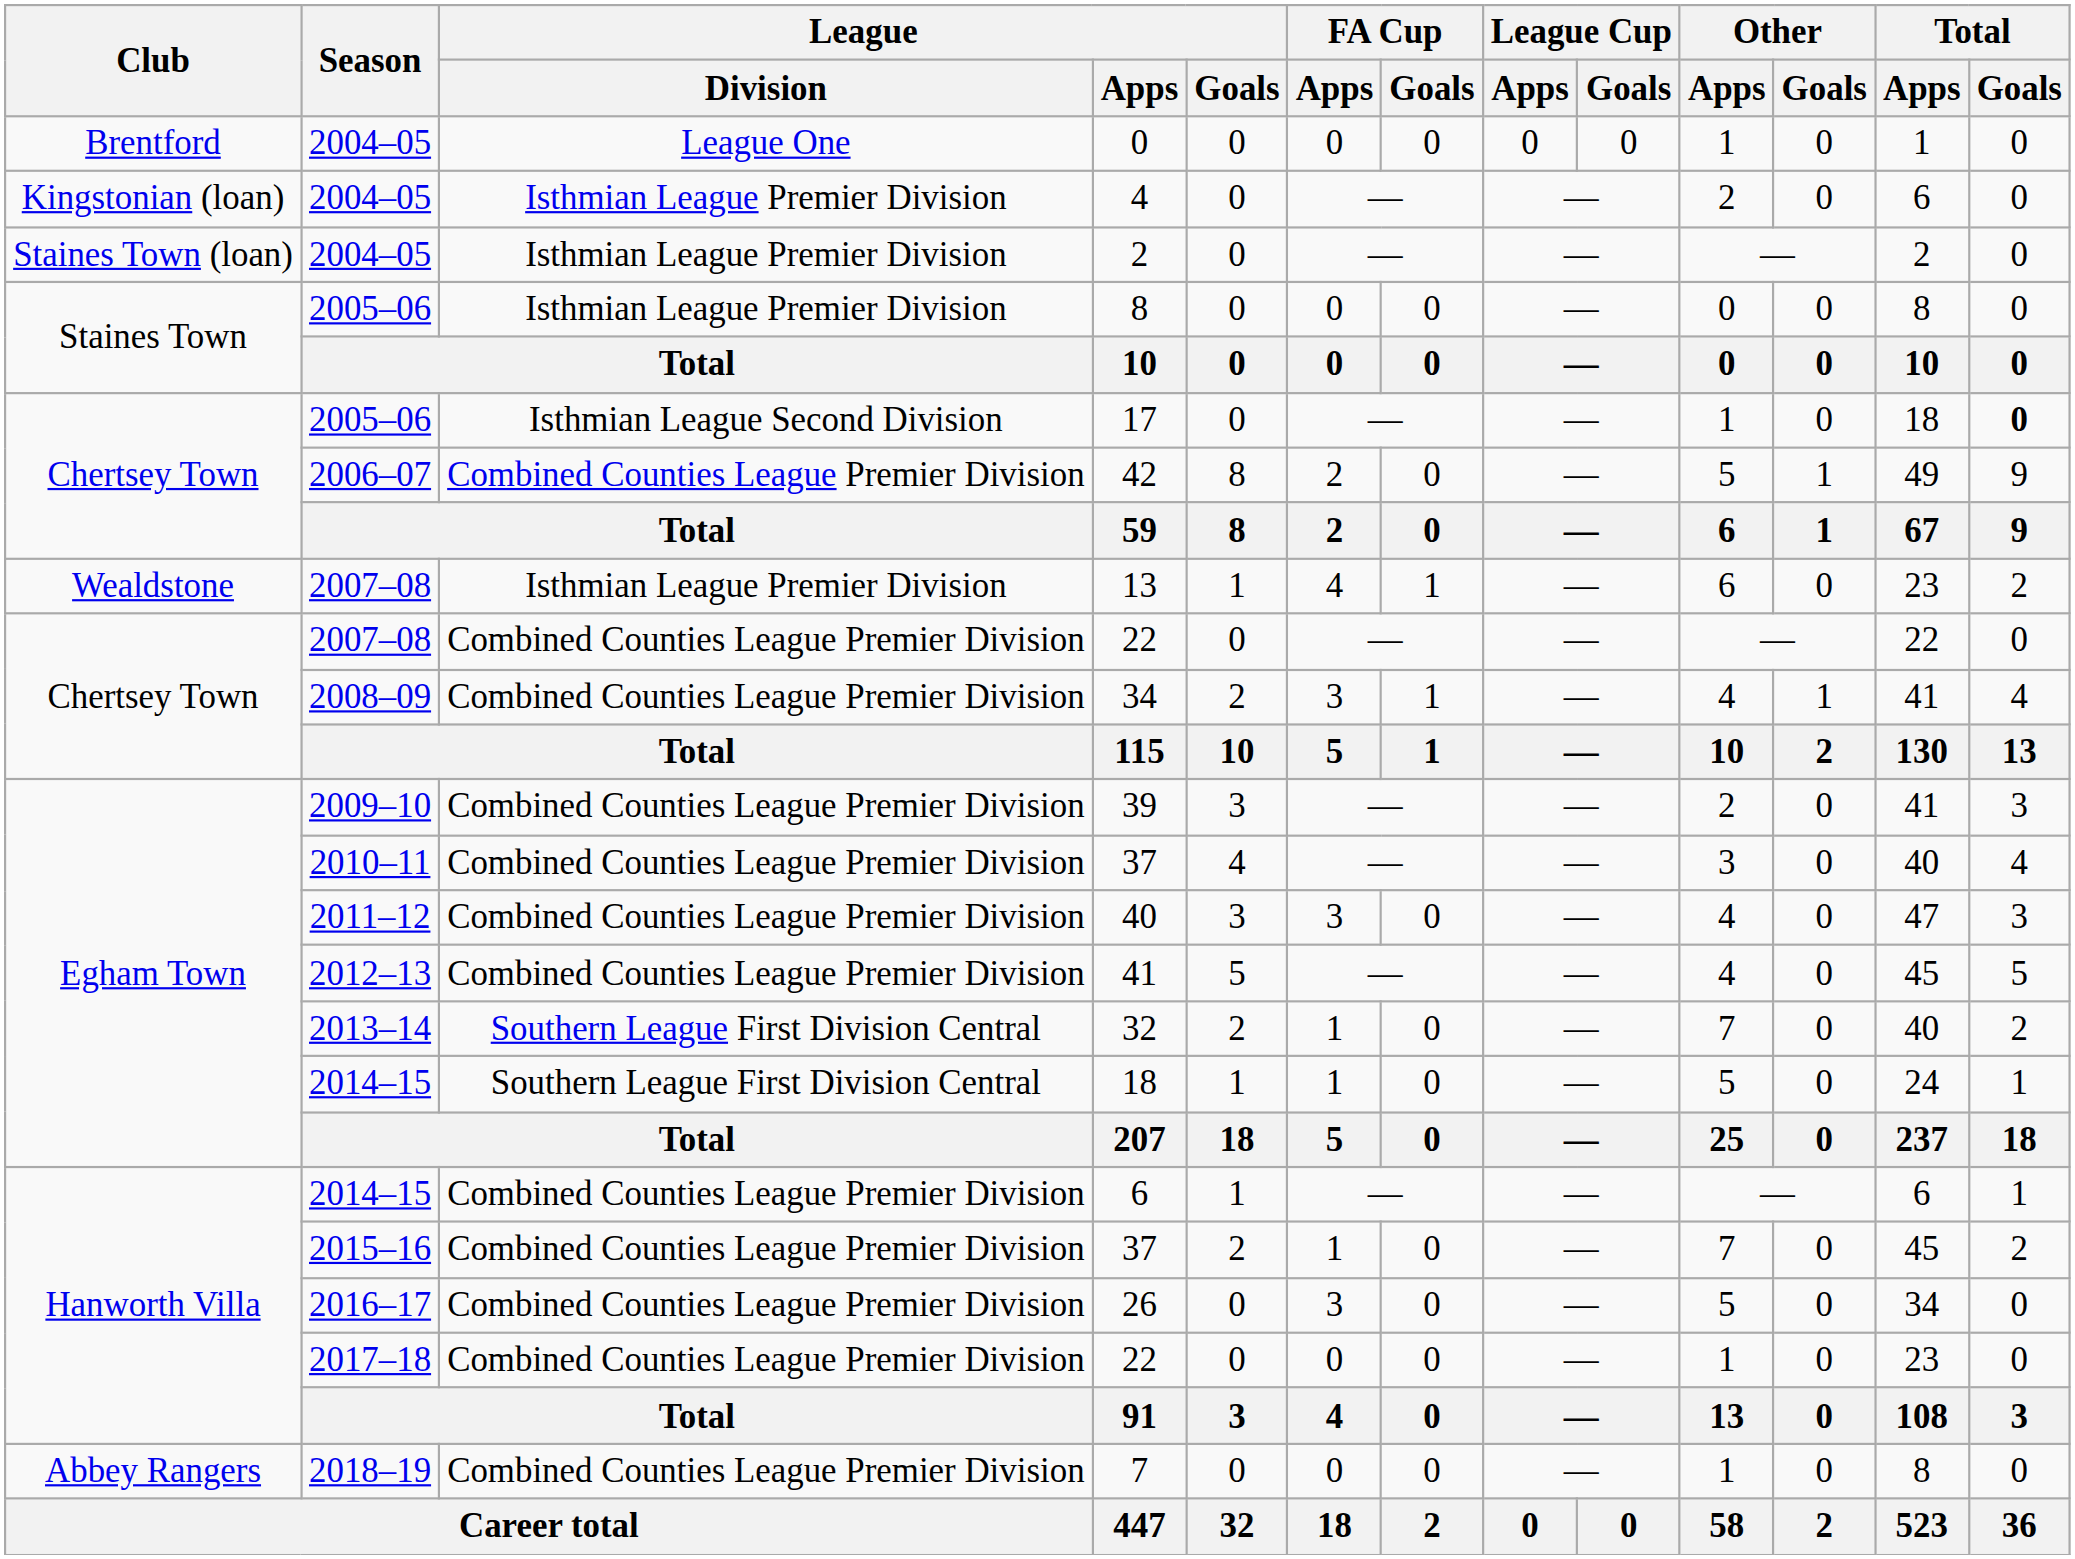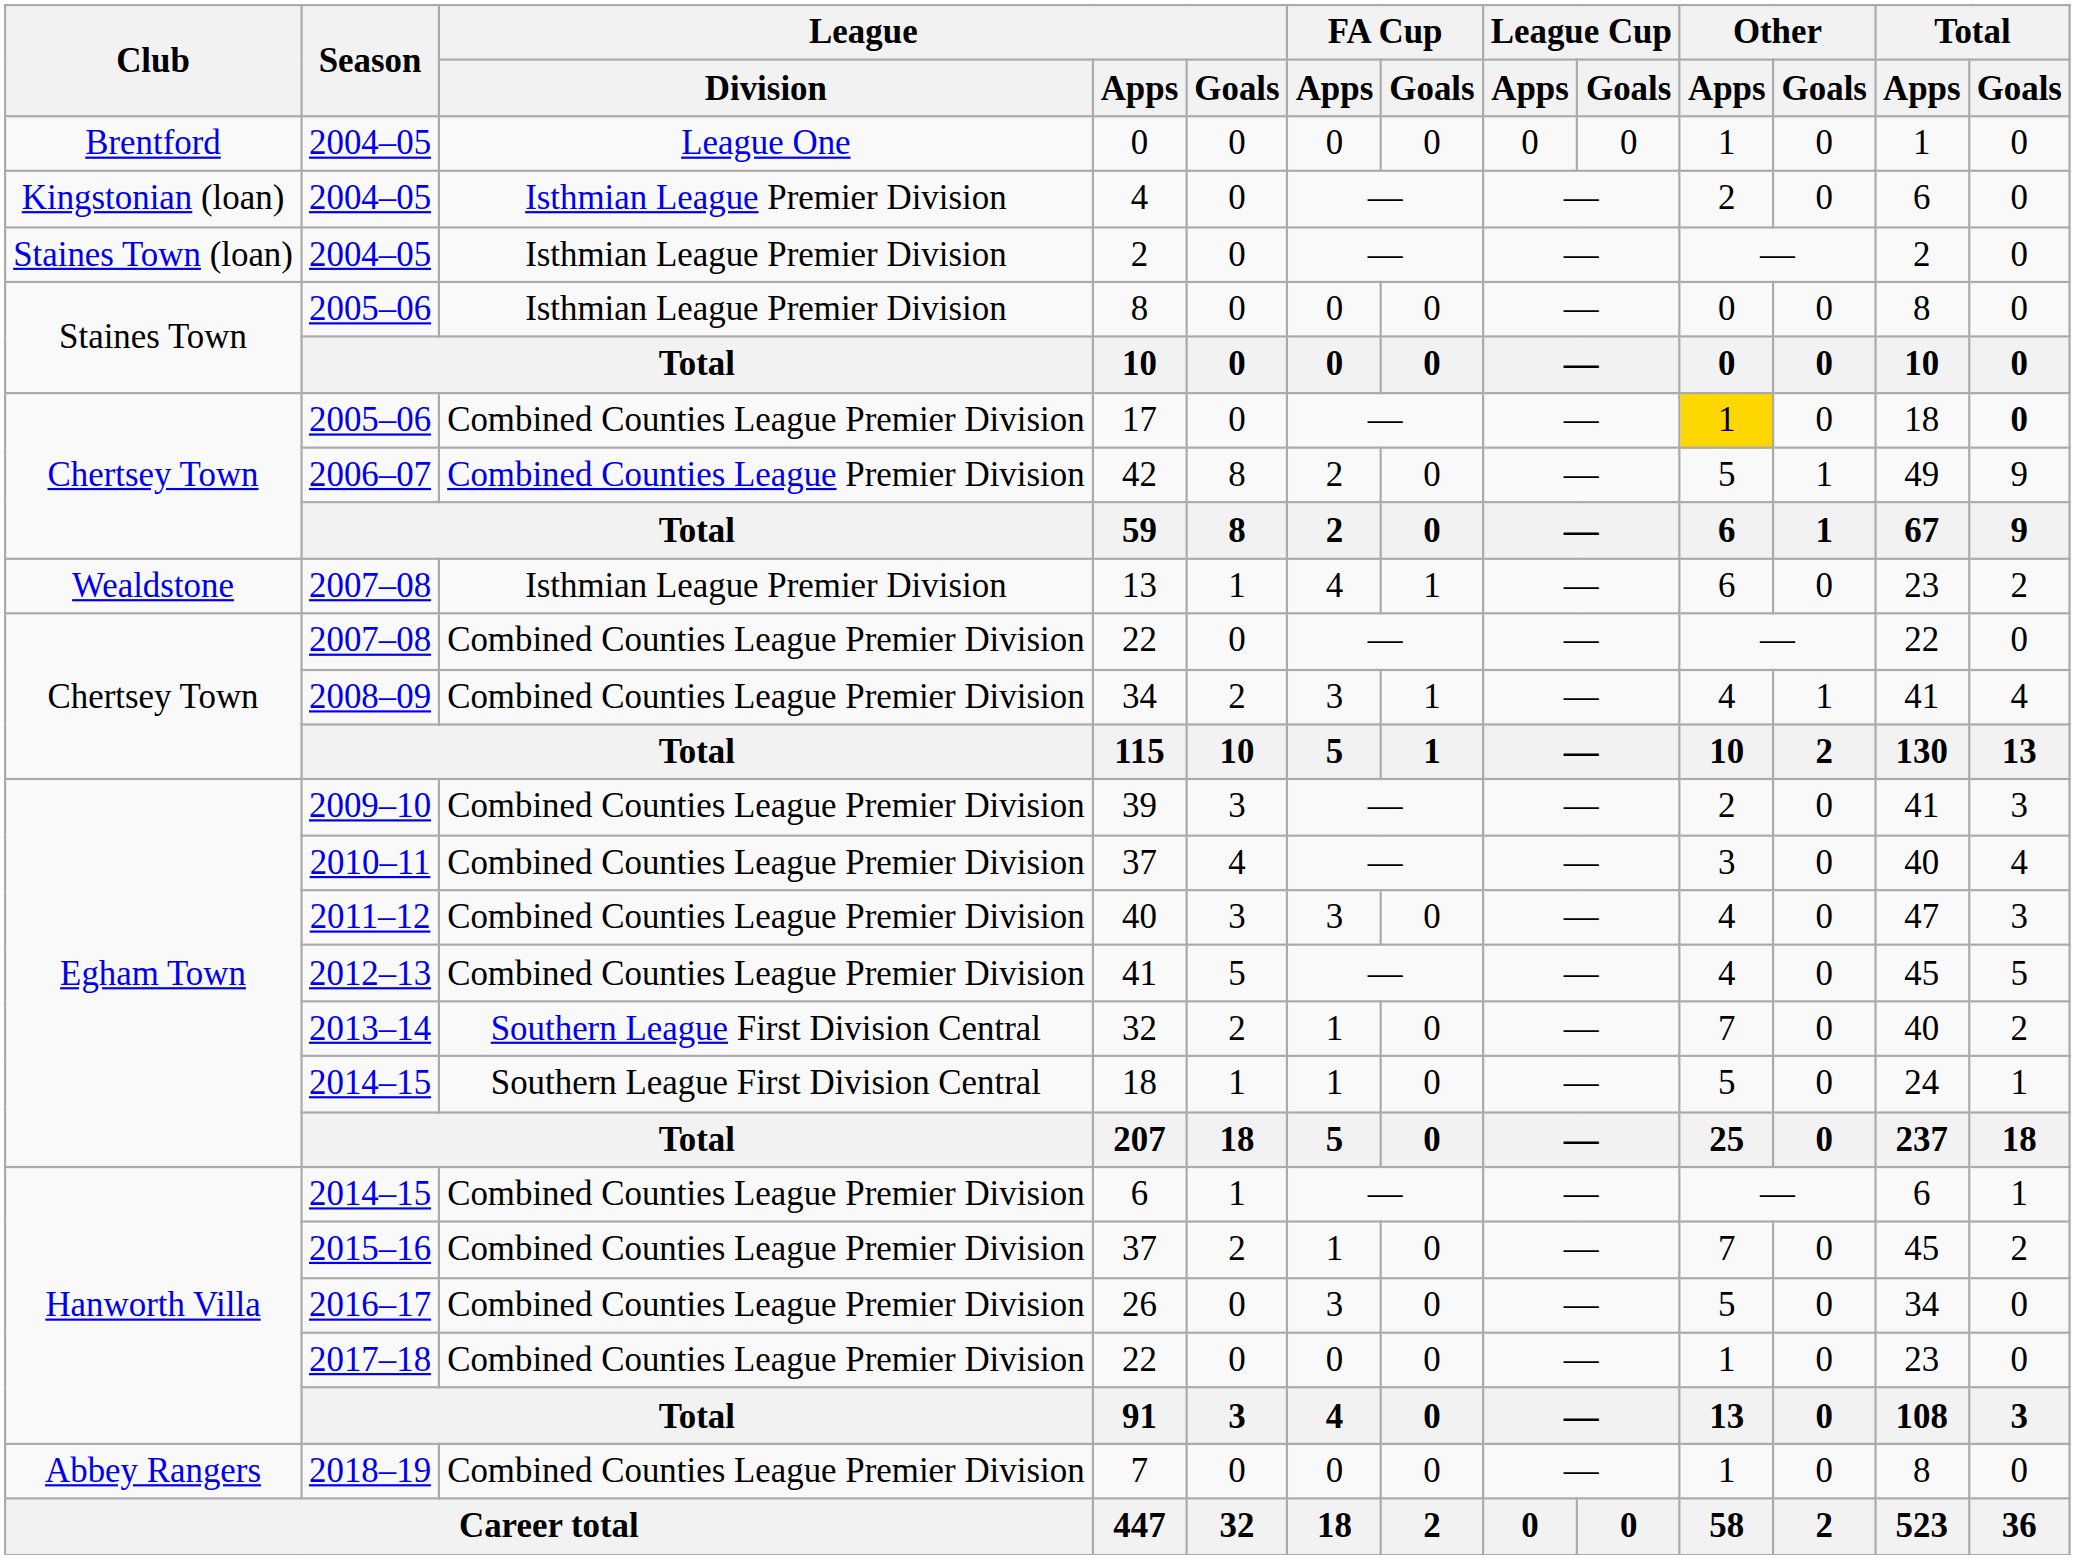(766, 419) Isthmian League Second Division -> (766, 419) Combined Counties League Premier Division
(1727, 419) no background -> (1727, 419) gold background
